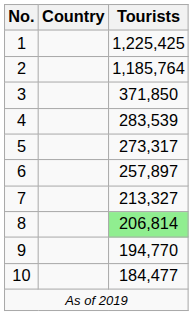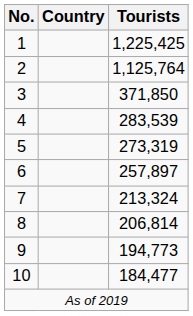(148, 69) 1,185,764 -> (148, 69) 1,125,764
(148, 146) 273,317 -> (148, 146) 273,319
(148, 198) 213,327 -> (148, 198) 213,324
(148, 224) lightgreen background -> (148, 224) no background
(148, 250) 194,770 -> (148, 250) 194,773
